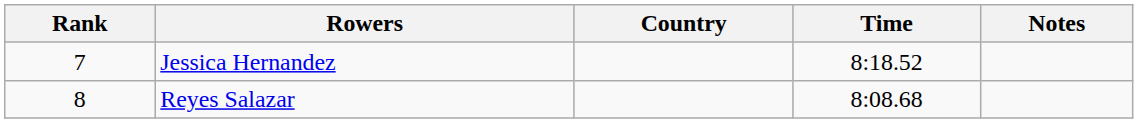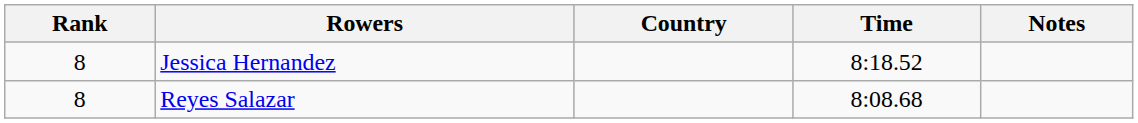(80, 61) 7 -> (80, 61) 8
